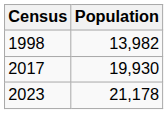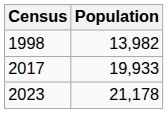(134, 69) 19,930 -> (134, 69) 19,933
